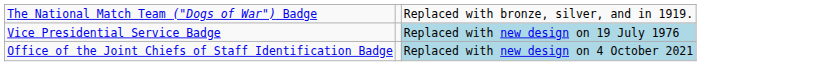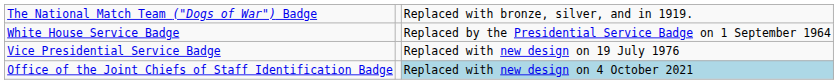+ row: (93, 32)
(542, 32) lightblue background -> (542, 51) no background
